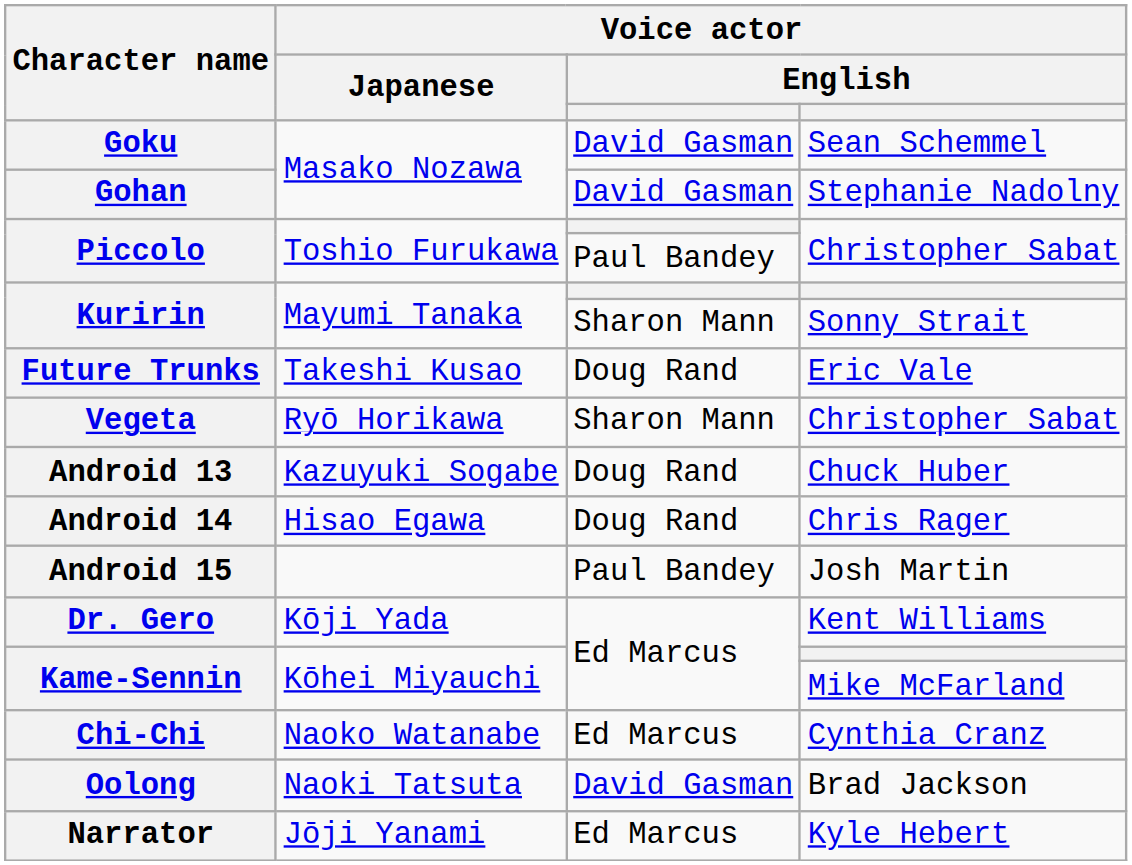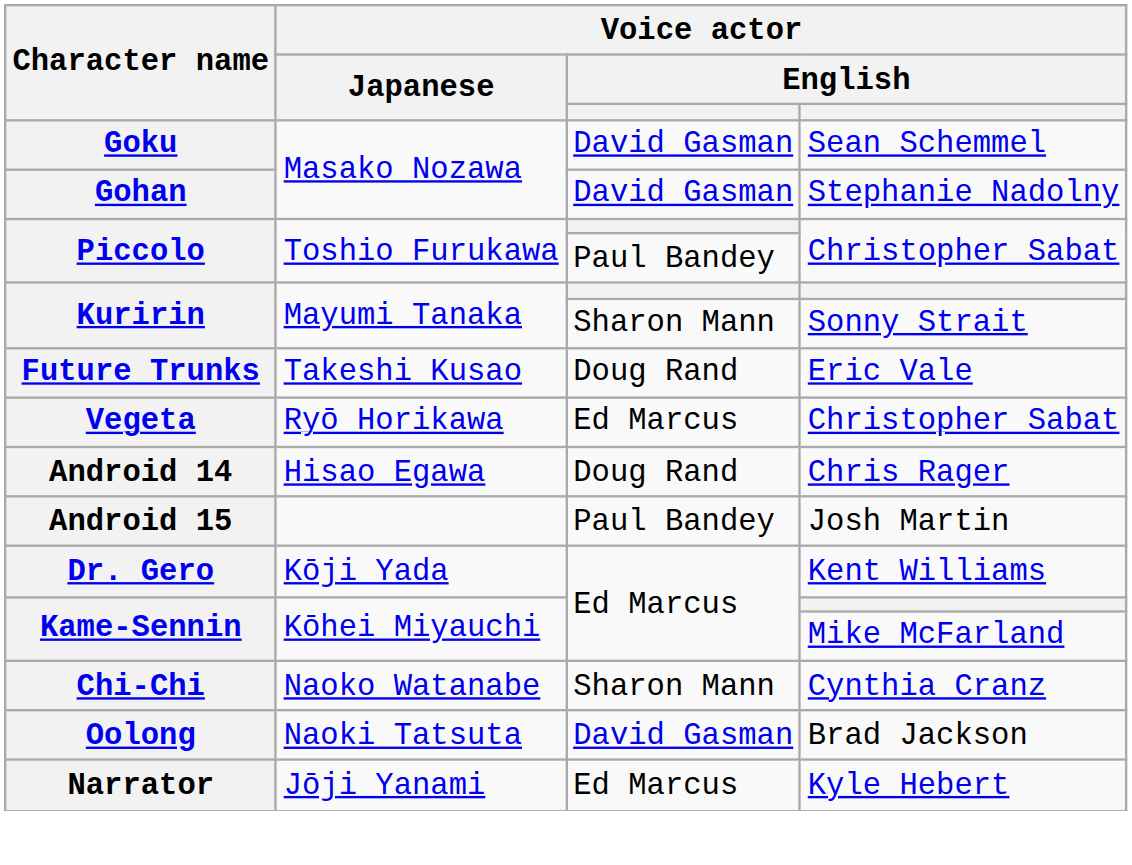(674, 422) Sharon Mann -> (656, 422) Ed Marcus
- row: (141, 472)
(656, 736) Ed Marcus -> (674, 686) Sharon Mann
